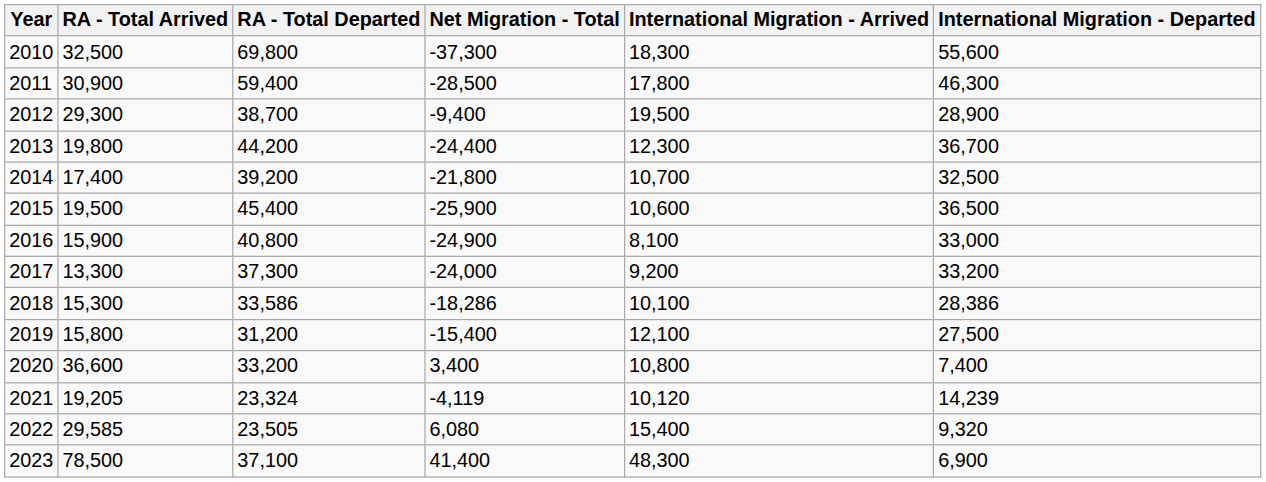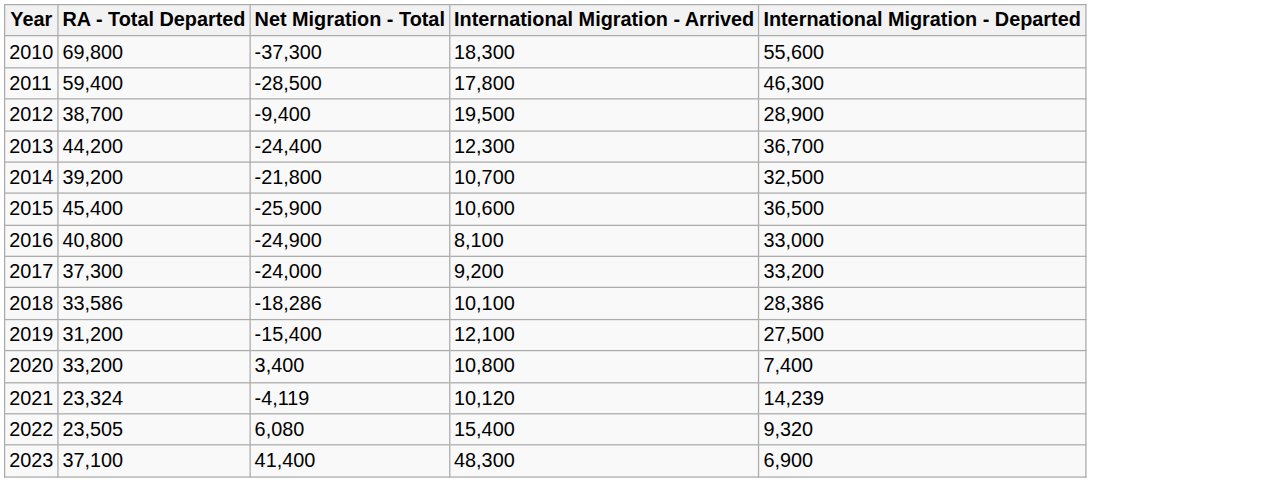- column: (145, 20)
